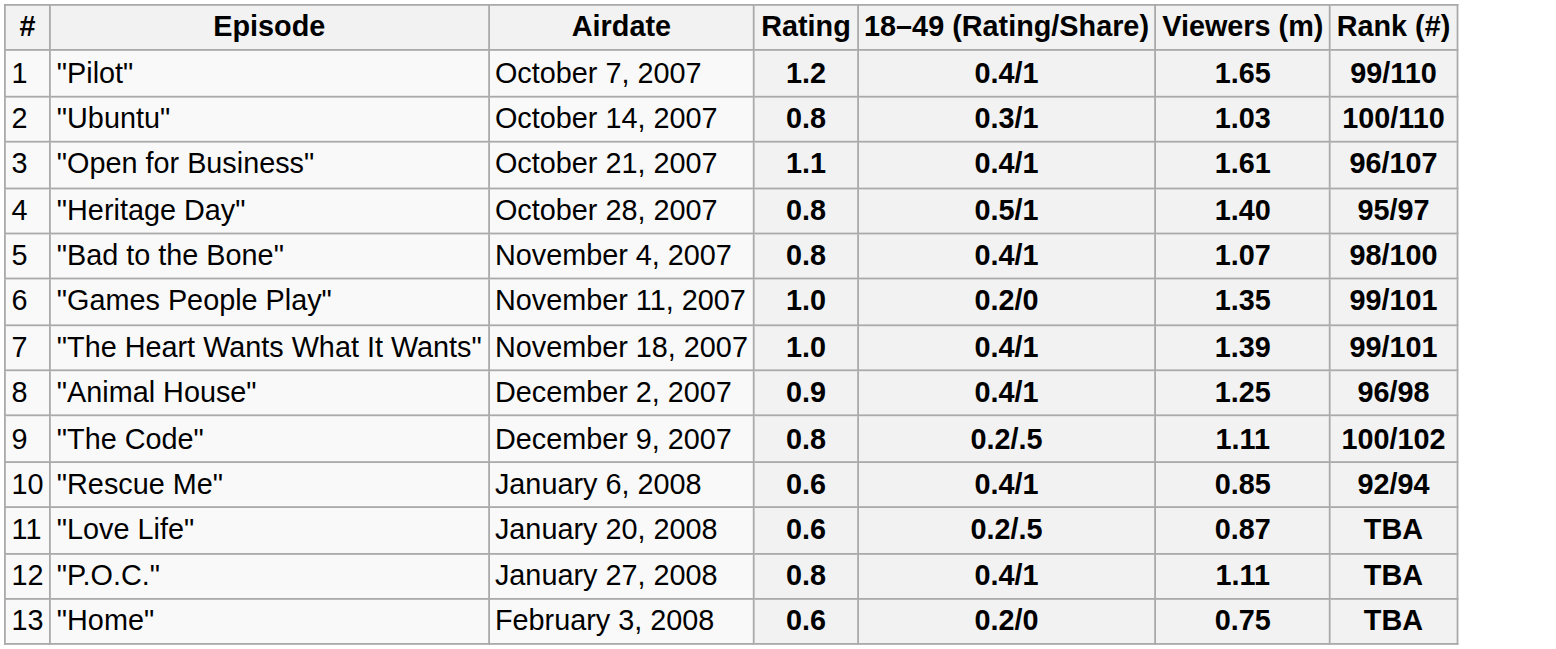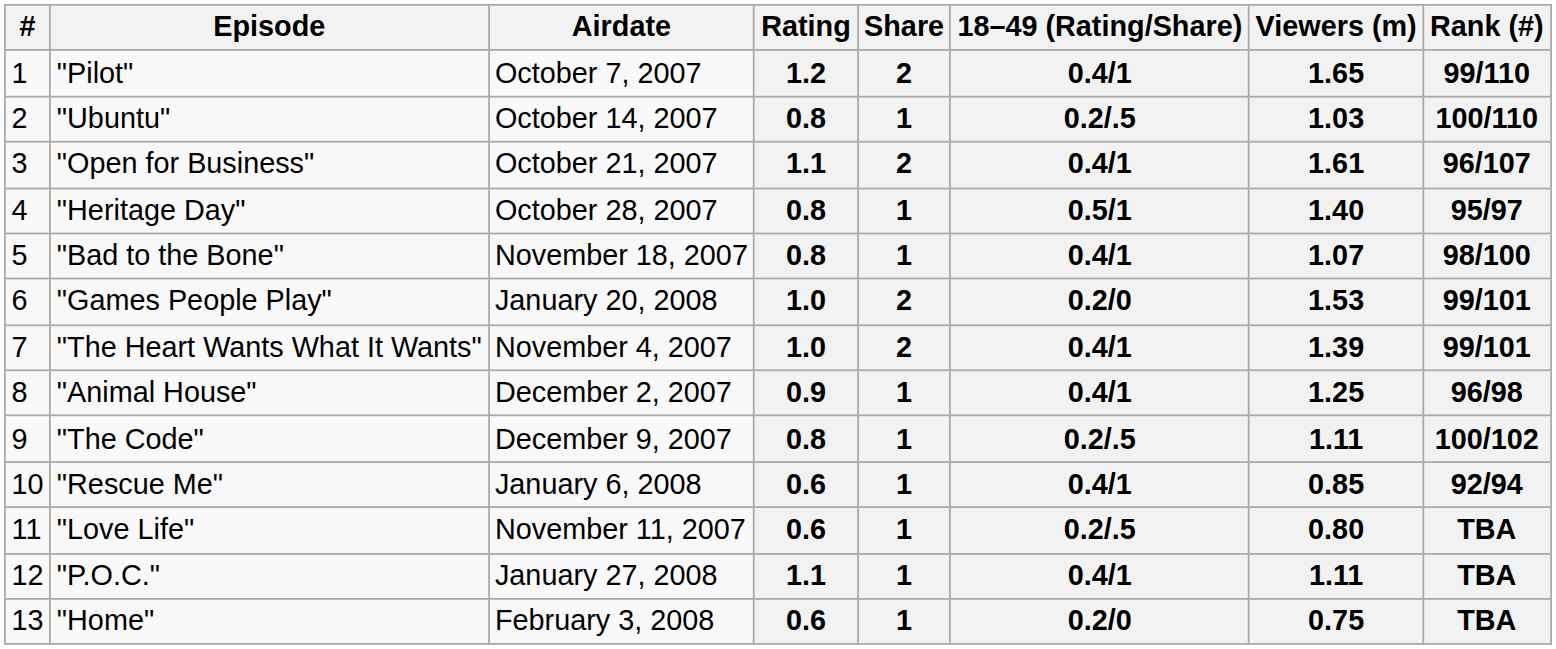+ column: (904, 27)
(1007, 118) 0.3/1 -> (1100, 118) 0.2/.5
(613, 255) November 4, 2007 -> (621, 255) November 18, 2007
(620, 301) November 11, 2007 -> (606, 301) January 20, 2008
(1243, 301) 1.35 -> (1336, 301) 1.53
(621, 347) November 18, 2007 -> (613, 347) November 4, 2007
(606, 529) January 20, 2008 -> (620, 529) November 11, 2007
(1243, 529) 0.87 -> (1336, 529) 0.80
(806, 575) 0.8 -> (806, 575) 1.1
